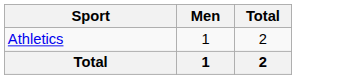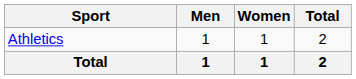+ column: (264, 16)
